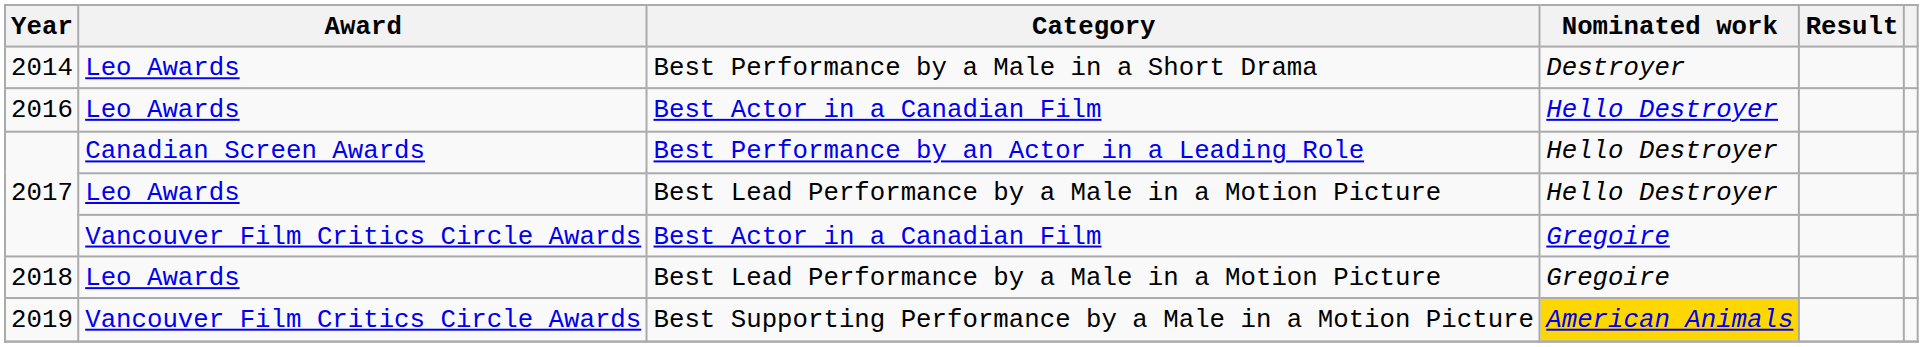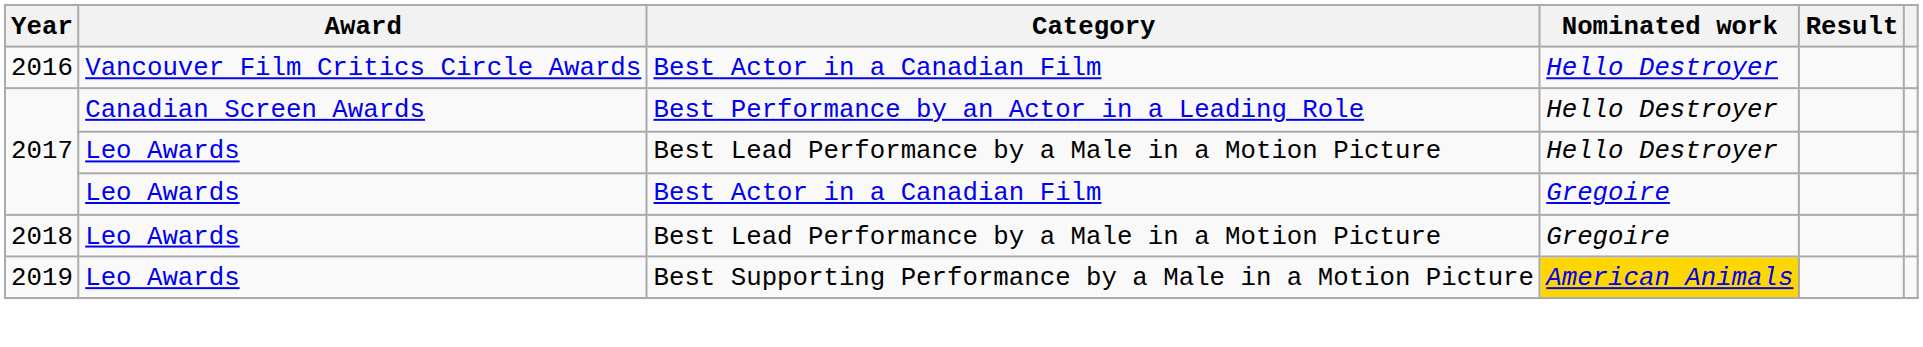- row: (42, 68)
(162, 110) Leo Awards -> (363, 68) Vancouver Film Critics Circle Awards
(363, 236) Vancouver Film Critics Circle Awards -> (162, 194) Leo Awards
(363, 320) Vancouver Film Critics Circle Awards -> (162, 278) Leo Awards
